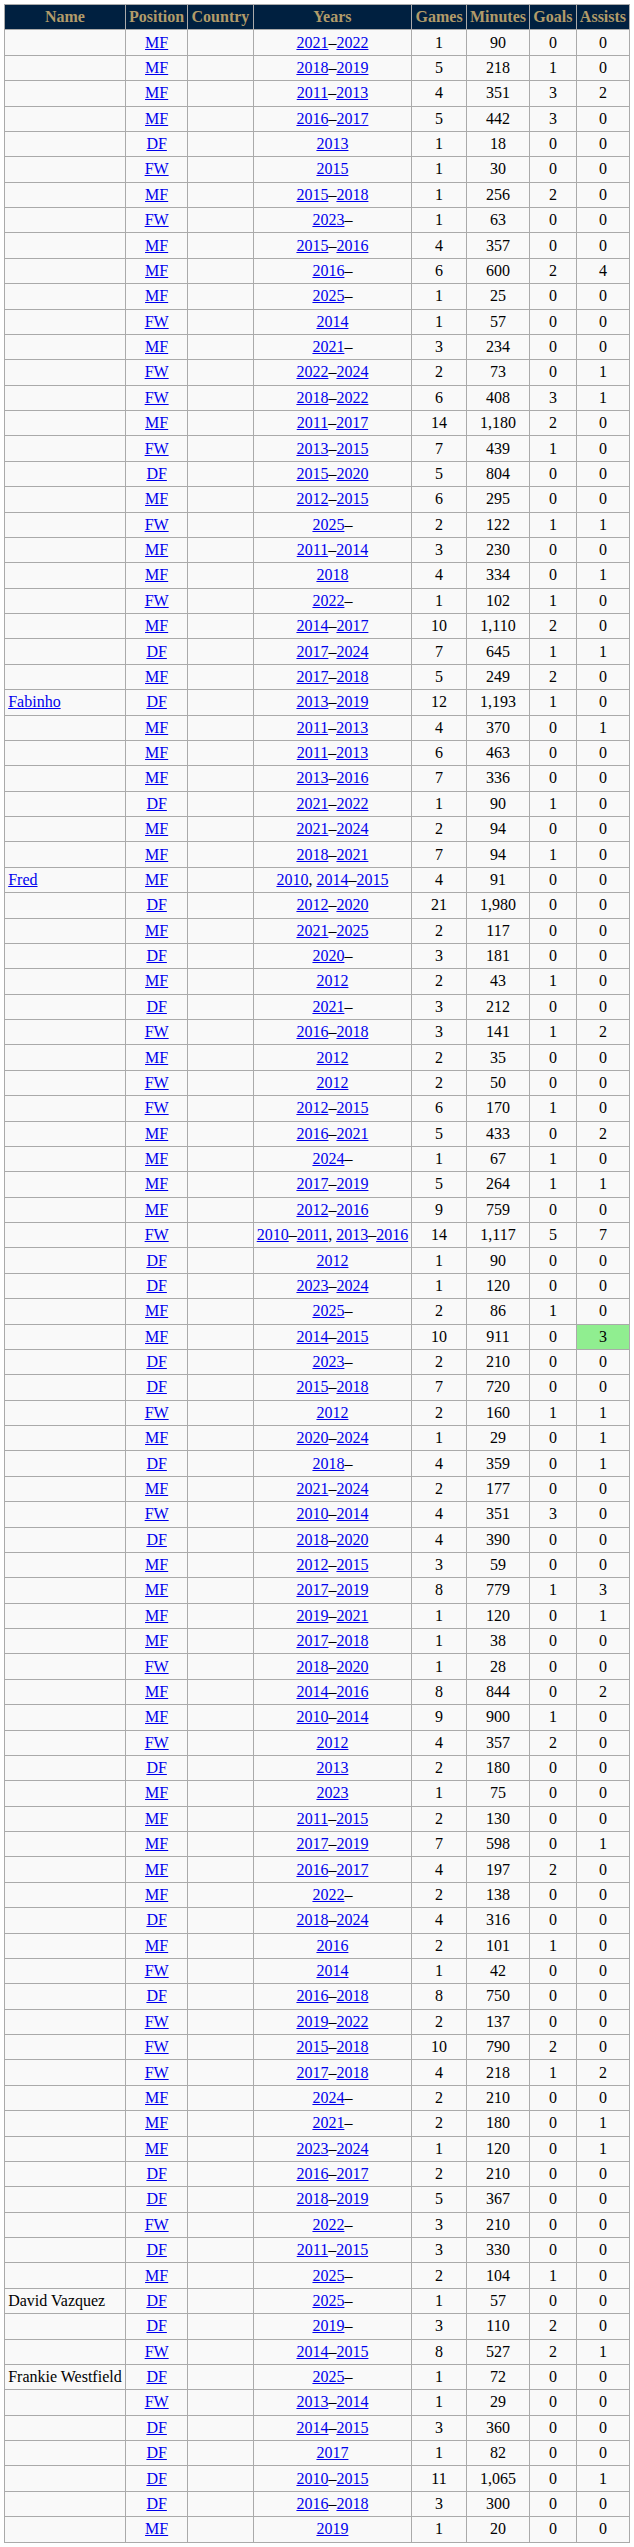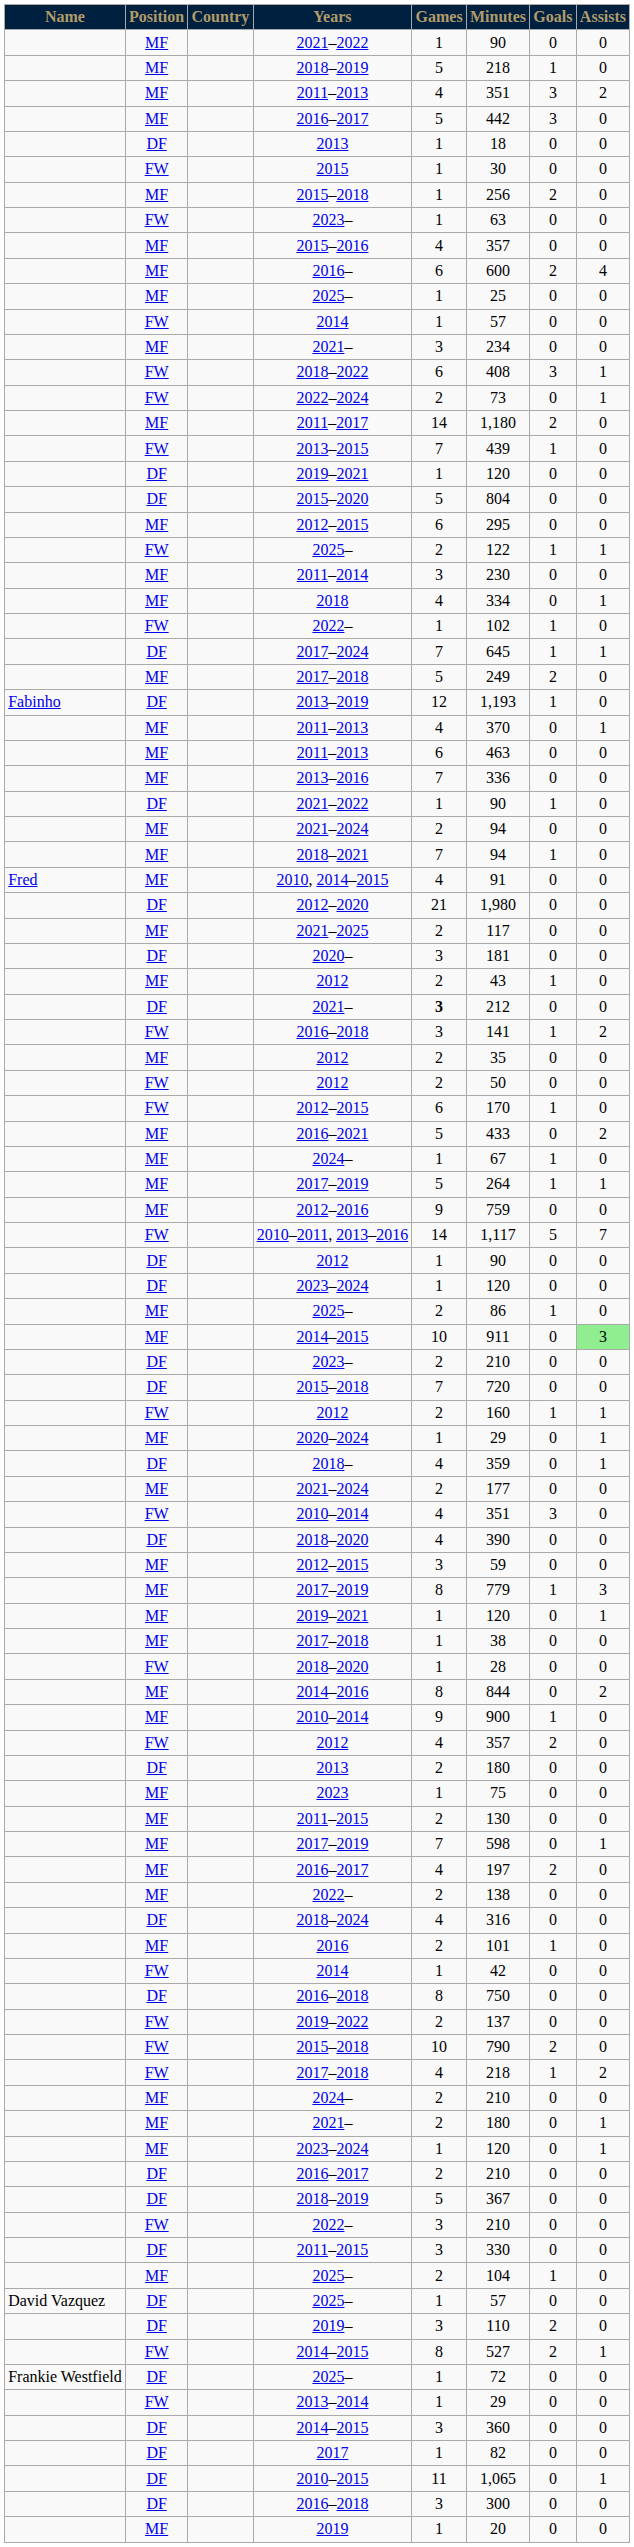rows swapped: (157, 397) <-> (157, 372)
+ row: (157, 473)
- row: (157, 626)
(439, 1006) normal -> (439, 1006) bold
